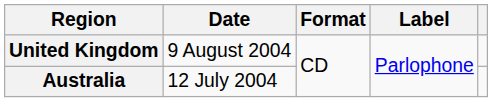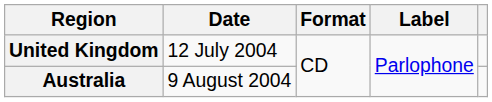(229, 50) 9 August 2004 -> (222, 50) 12 July 2004
(222, 81) 12 July 2004 -> (229, 81) 9 August 2004
